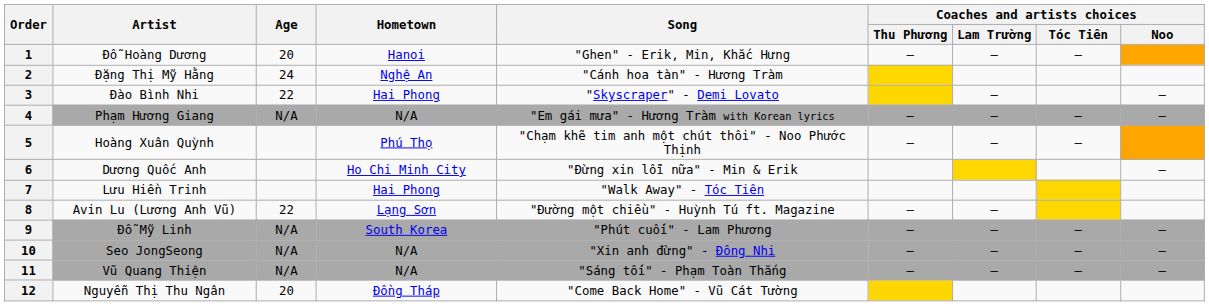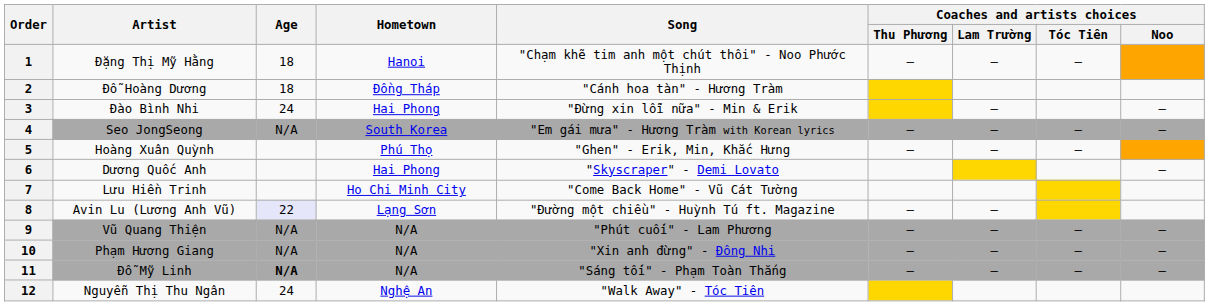(154, 55) Đỗ Hoàng Dương -> (154, 62) Đặng Thị Mỹ Hằng
(286, 55) 20 -> (286, 62) 18
(682, 55) "Ghen" - Erik, Min, Khắc Hưng -> (682, 62) "Chạm khẽ tim anh một chút thôi" - Noo Phước Thịnh
(154, 75) Đặng Thị Mỹ Hằng -> (154, 89) Đỗ Hoàng Dương
(286, 75) 24 -> (286, 89) 18
(406, 75) Nghệ An -> (406, 89) Đồng Tháp
(286, 95) 22 -> (286, 109) 24
(682, 95) "Skyscraper" - Demi Lovato -> (682, 109) "Đừng xin lỗi nữa" - Min & Erik
(154, 115) Phạm Hương Giang -> (154, 129) Seo JongSeong
(406, 115) N/A -> (406, 129) South Korea
(682, 142) "Chạm khẽ tim anh một chút thôi" - Noo Phước Thịnh -> (682, 150) "Ghen" - Erik, Min, Khắc Hưng
(406, 170) Ho Chi Minh City -> (406, 170) Hai Phong
(682, 170) "Đừng xin lỗi nữa" - Min & Erik -> (682, 170) "Skyscraper" - Demi Lovato
(406, 190) Hai Phong -> (406, 190) Ho Chi Minh City
(682, 190) "Walk Away" - Tóc Tiên -> (682, 190) "Come Back Home" - Vũ Cát Tường
(286, 210) no background -> (286, 210) lavender background
(154, 230) Đỗ Mỹ Linh -> (154, 230) Vũ Quang Thiện
(406, 230) South Korea -> (406, 230) N/A
(154, 250) Seo JongSeong -> (154, 250) Phạm Hương Giang
(154, 270) Vũ Quang Thiện -> (154, 270) Đỗ Mỹ Linh
(286, 270) normal -> (286, 270) bold
(286, 290) 20 -> (286, 290) 24
(406, 290) Đồng Tháp -> (406, 290) Nghệ An
(682, 290) "Come Back Home" - Vũ Cát Tường -> (682, 290) "Walk Away" - Tóc Tiên
